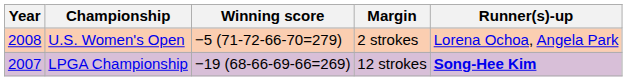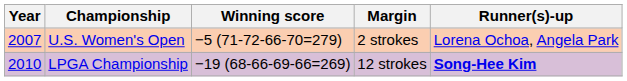(25, 40) 2008 -> (25, 40) 2007
(25, 64) 2007 -> (25, 64) 2010
